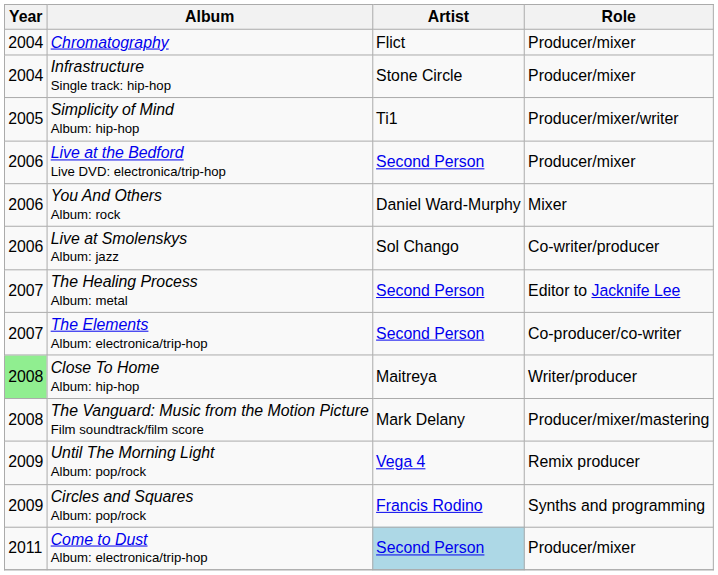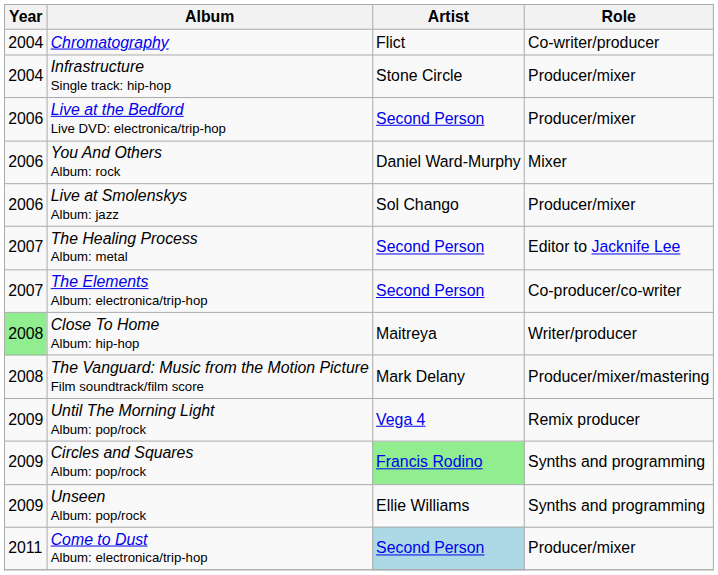(582, 42) Producer/mixer -> (594, 42) Co-writer/producer
- row: (112, 119)
(594, 247) Co-writer/producer -> (582, 205) Producer/mixer
(429, 505) no background -> (429, 462) lightgreen background
+ row: (98, 505)
